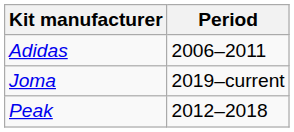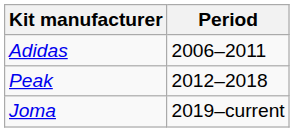rows swapped: (31, 111) <-> (33, 80)
